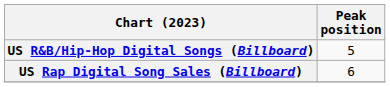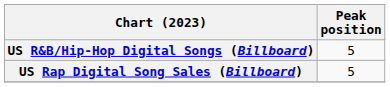(351, 71) 6 -> (351, 71) 5
